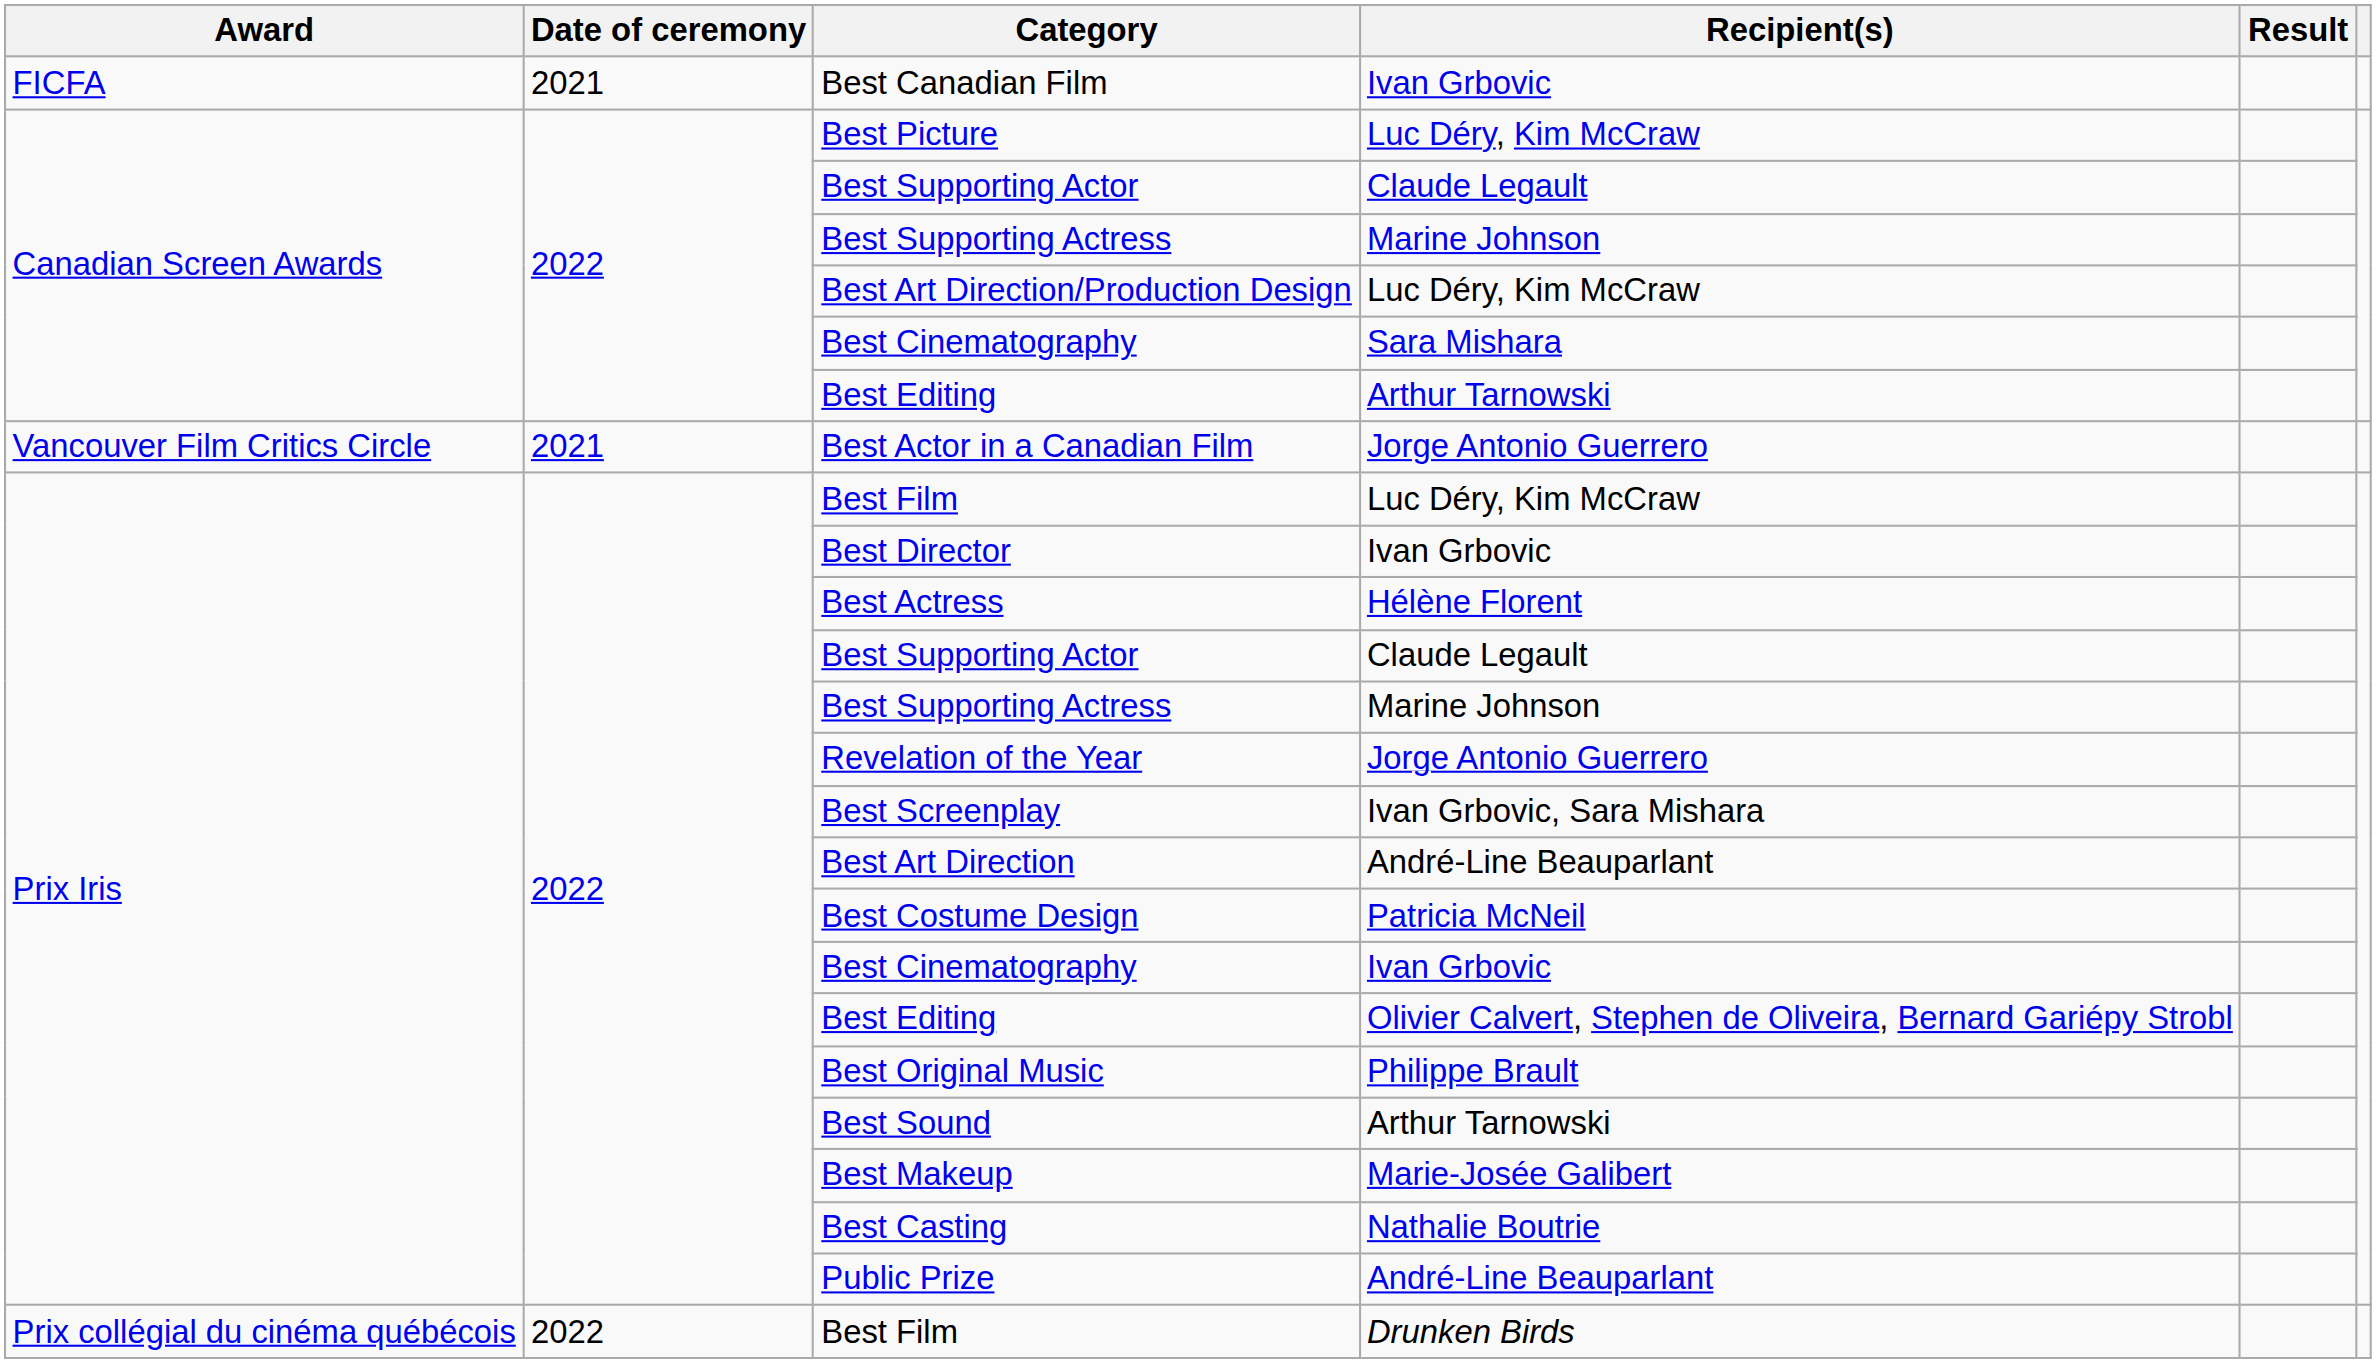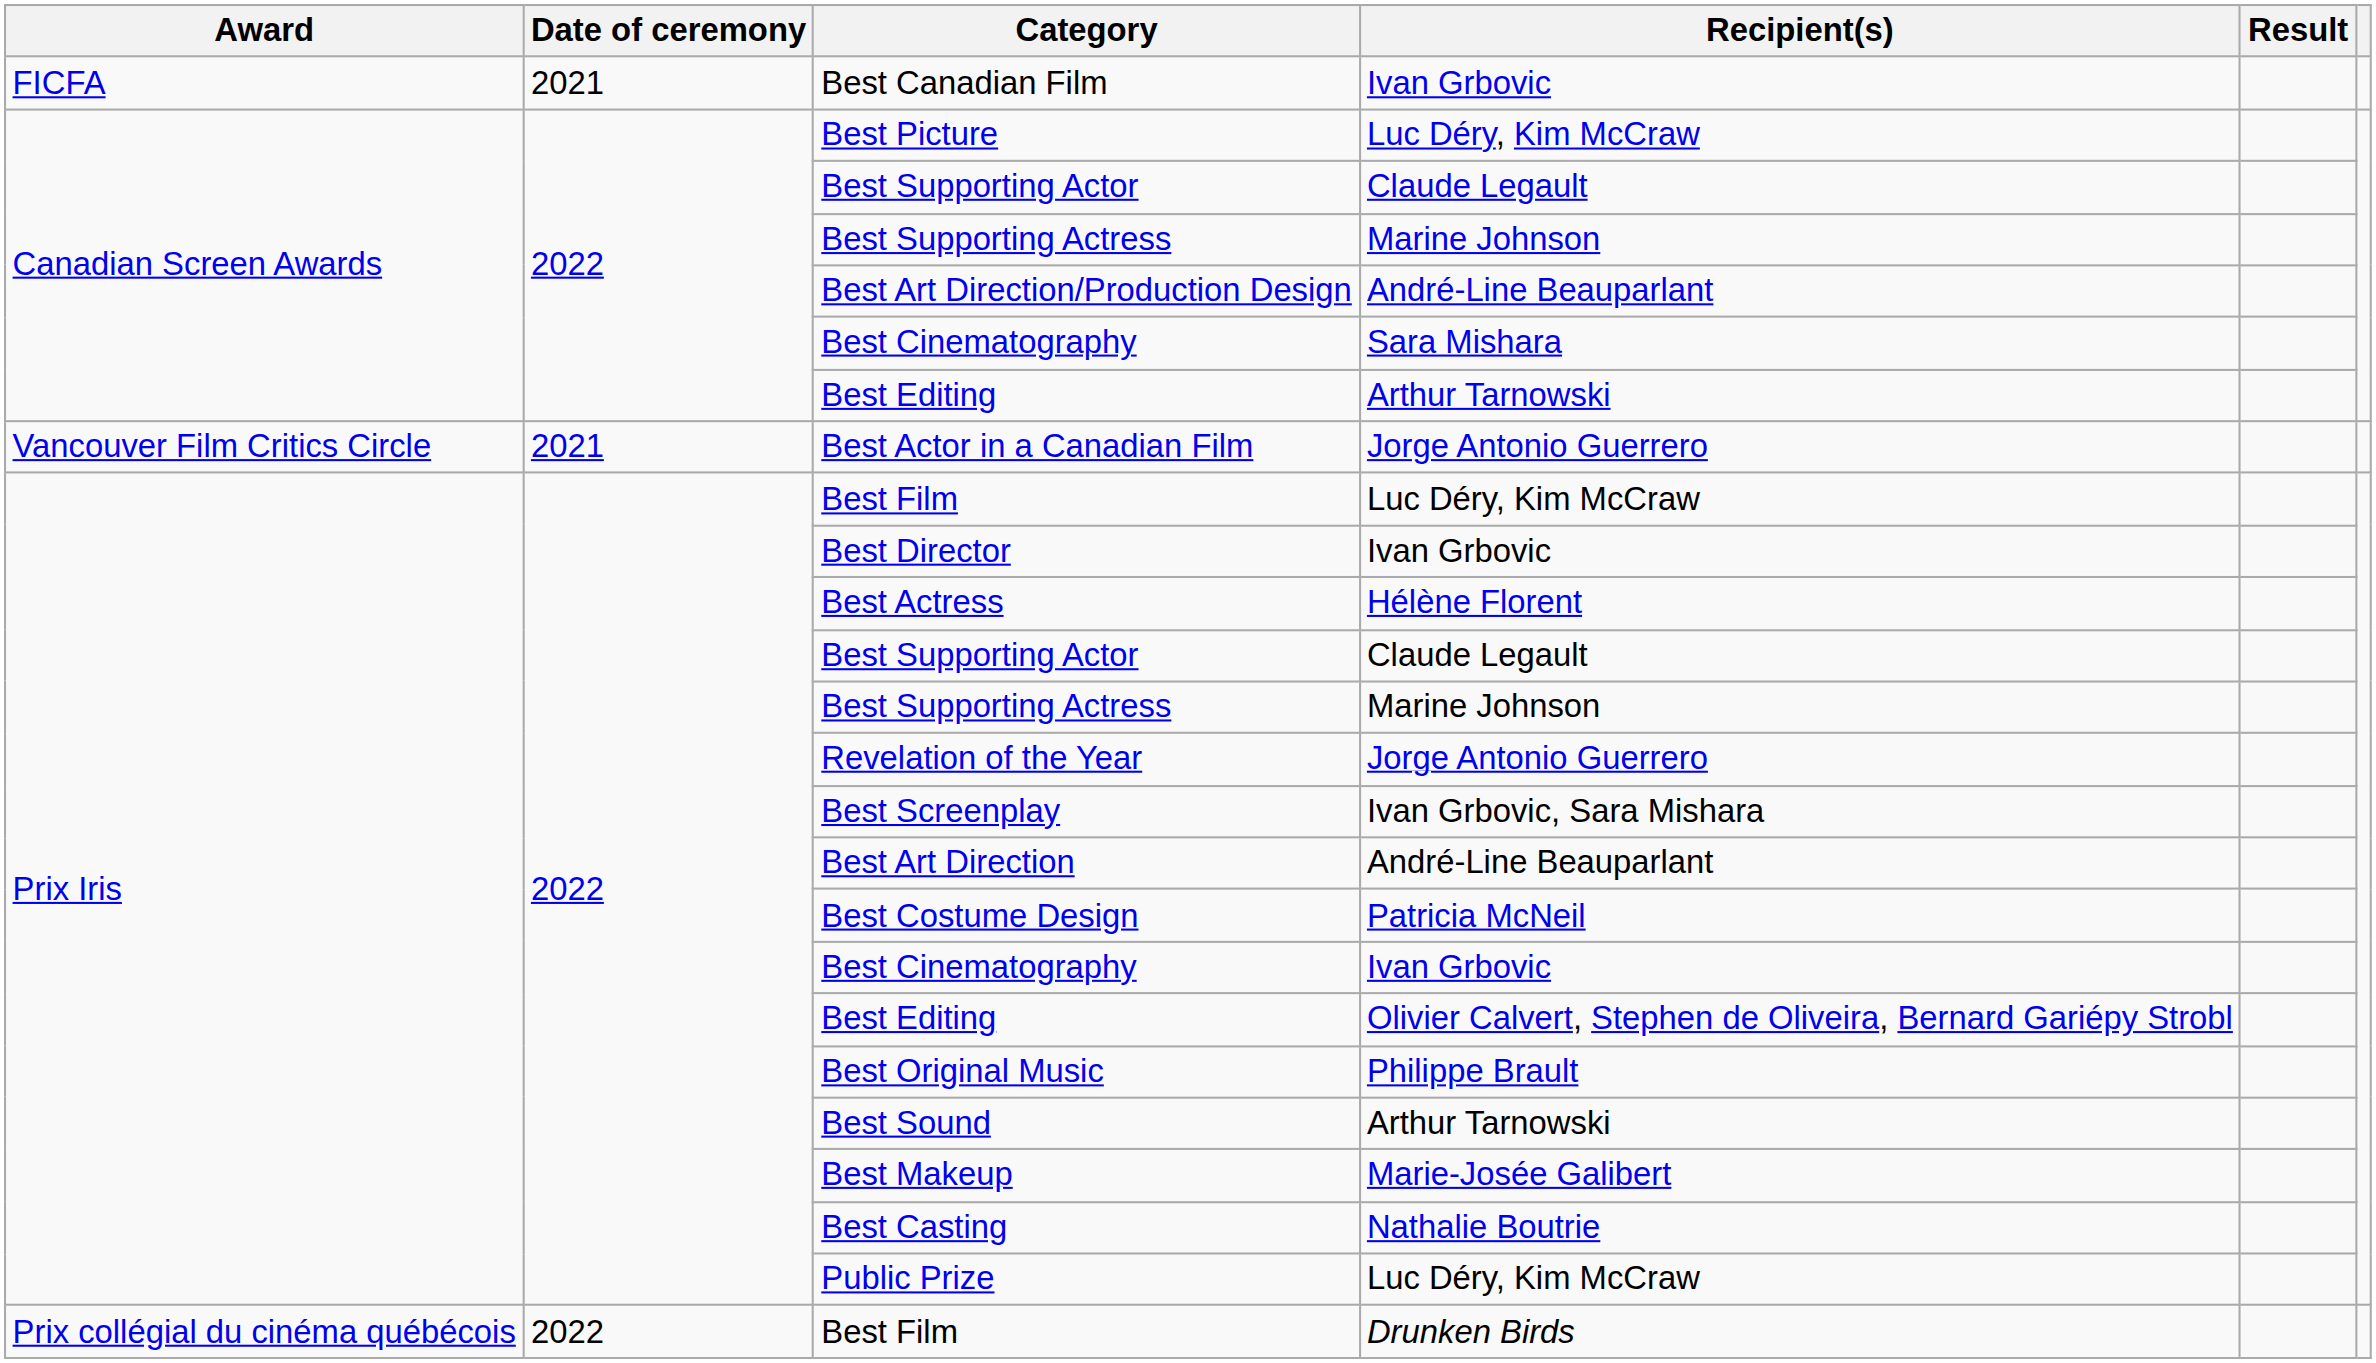(1533, 290) Luc Déry, Kim McCraw -> (1540, 290) André-Line Beauparlant
(1540, 1278) André-Line Beauparlant -> (1533, 1278) Luc Déry, Kim McCraw
